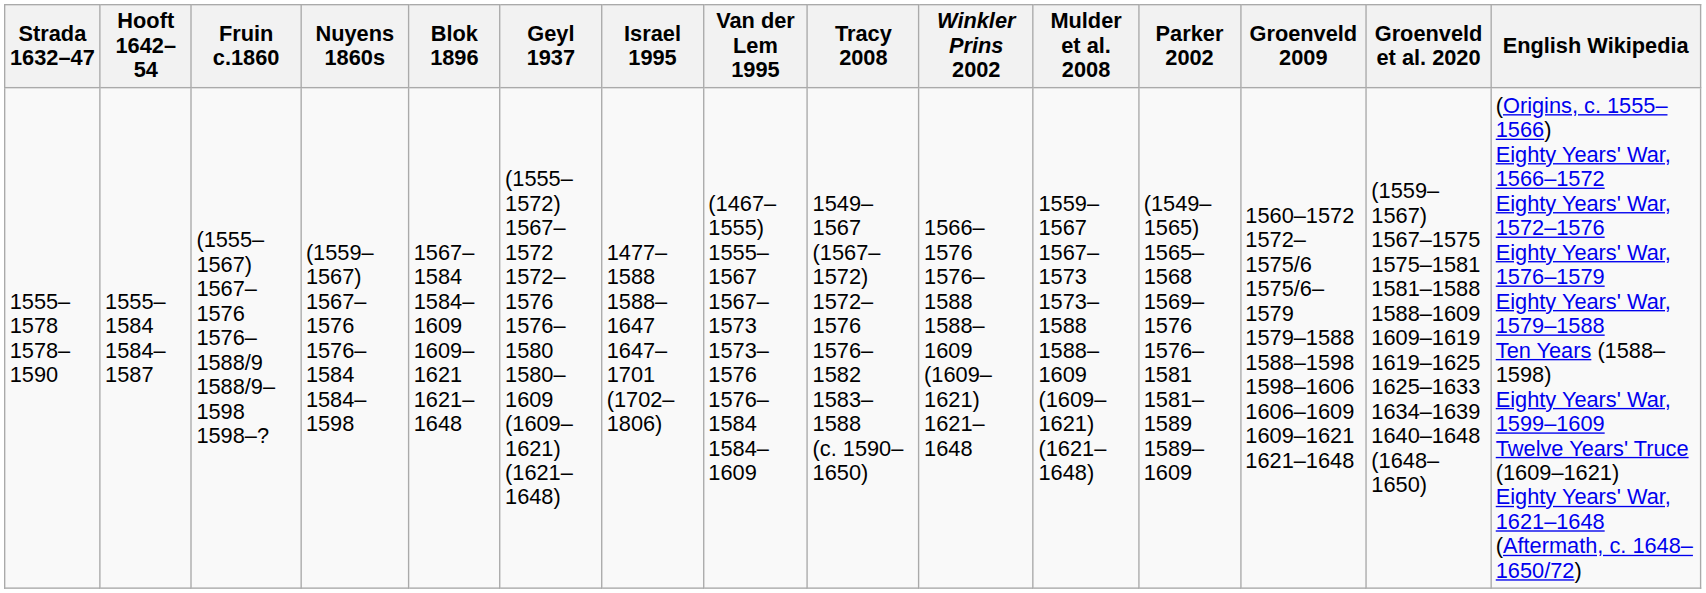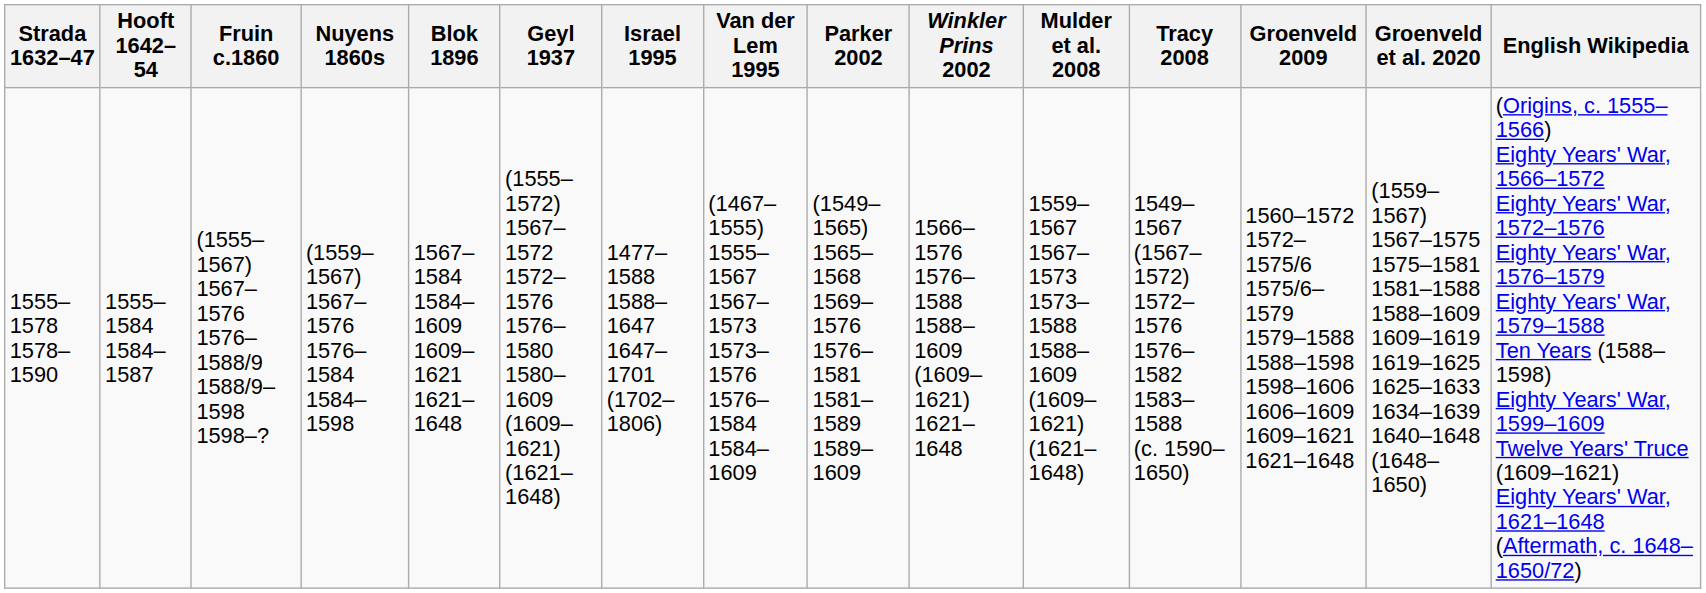columns swapped: (1189, 46) <-> (863, 46)
